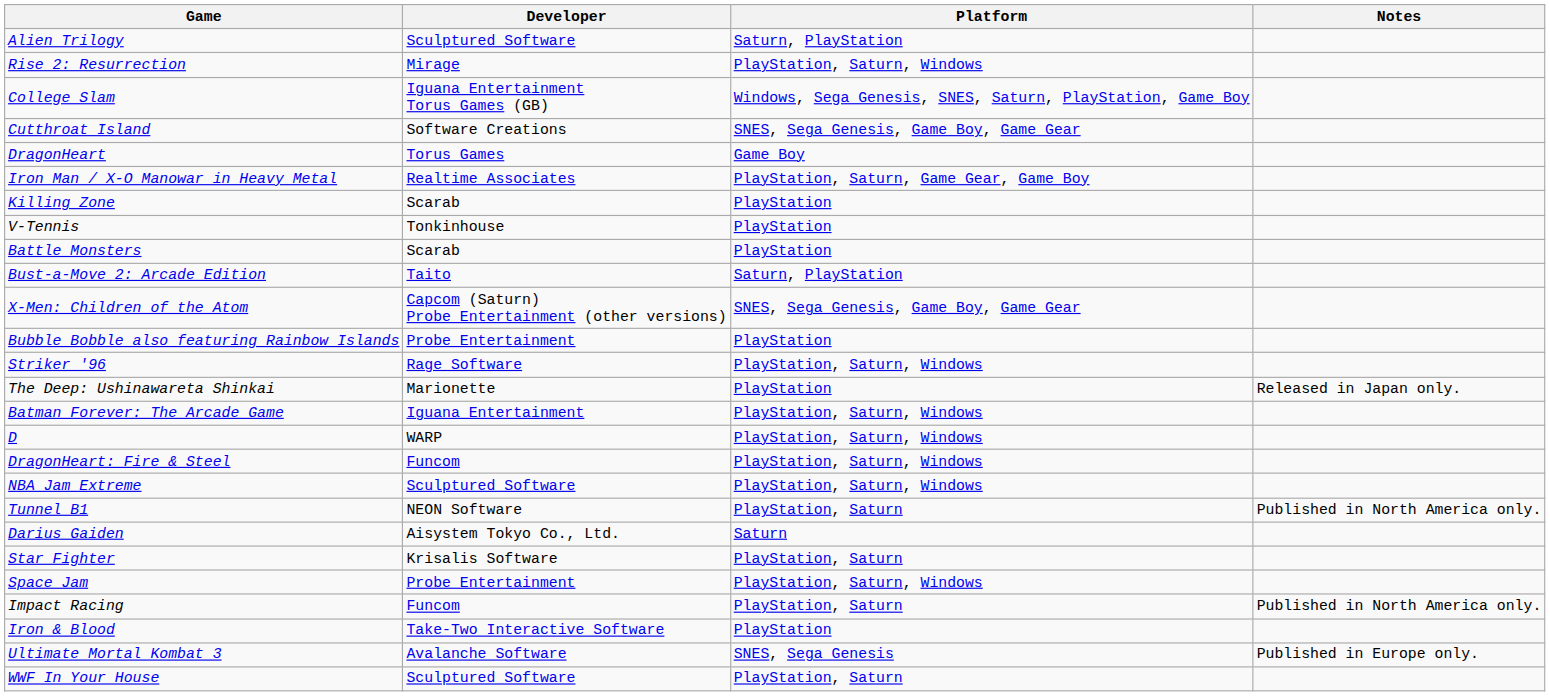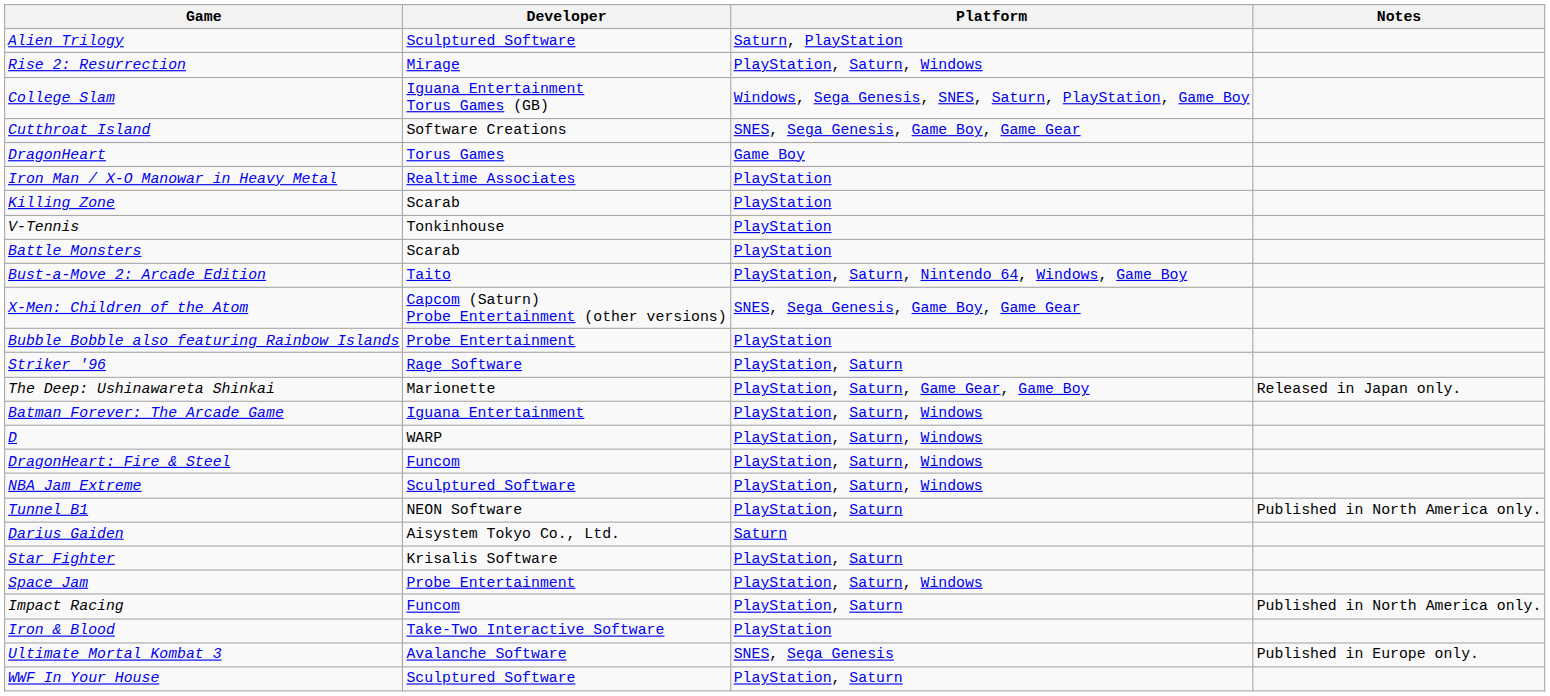(912, 179) PlayStation, Saturn, Game Gear, Game Boy -> (783, 179) PlayStation
(818, 275) Saturn, PlayStation -> (961, 275) PlayStation, Saturn, Nintendo 64, Windows, Game Boy
(858, 365) PlayStation, Saturn, Windows -> (818, 365) PlayStation, Saturn
(783, 389) PlayStation -> (912, 389) PlayStation, Saturn, Game Gear, Game Boy
